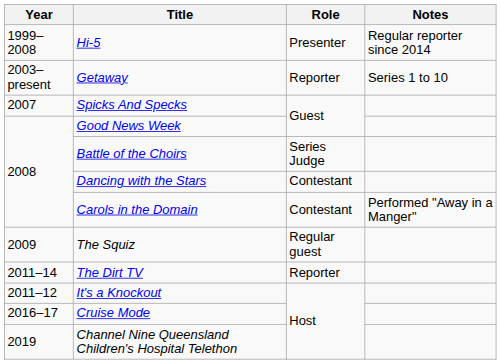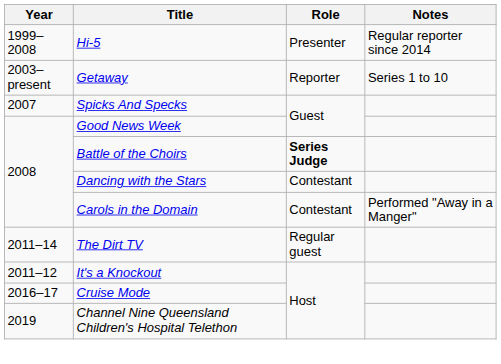(308, 153) normal -> (309, 153) bold
- row: (106, 244)
(314, 272) Reporter -> (312, 244) Regular guest
